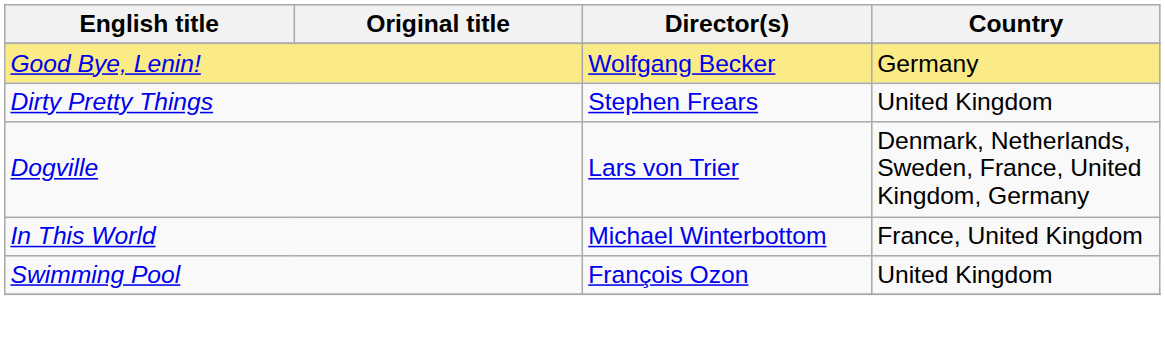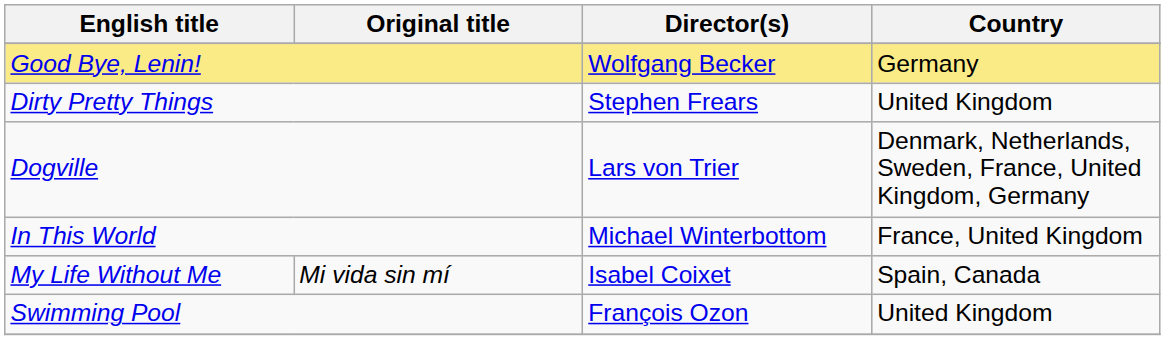+ row: (116, 274)
